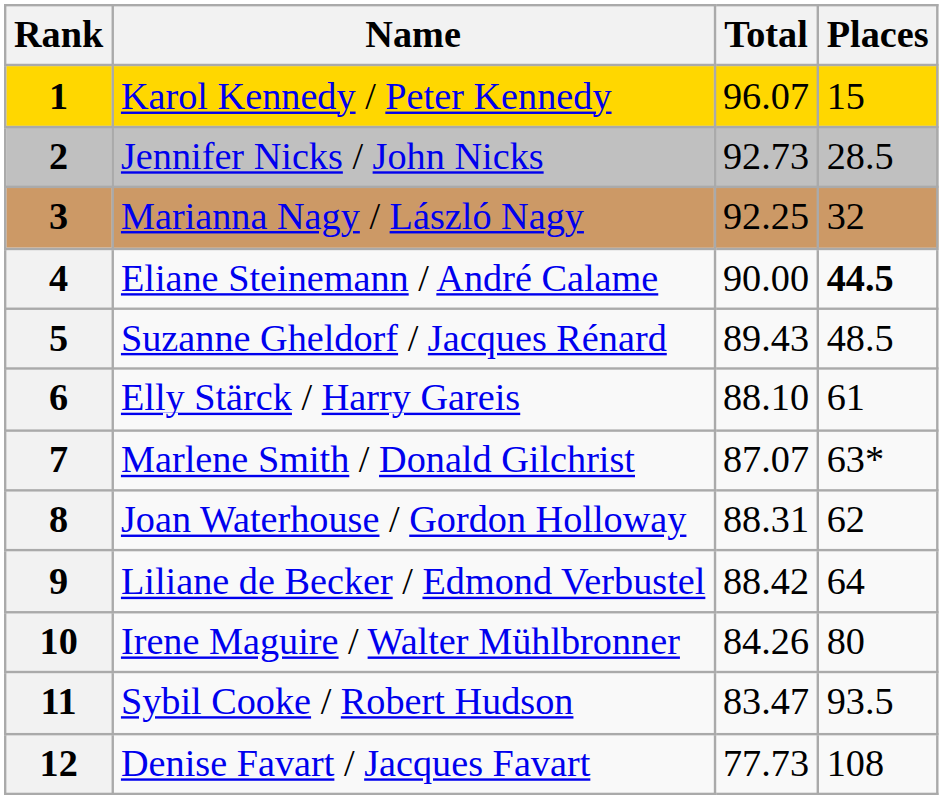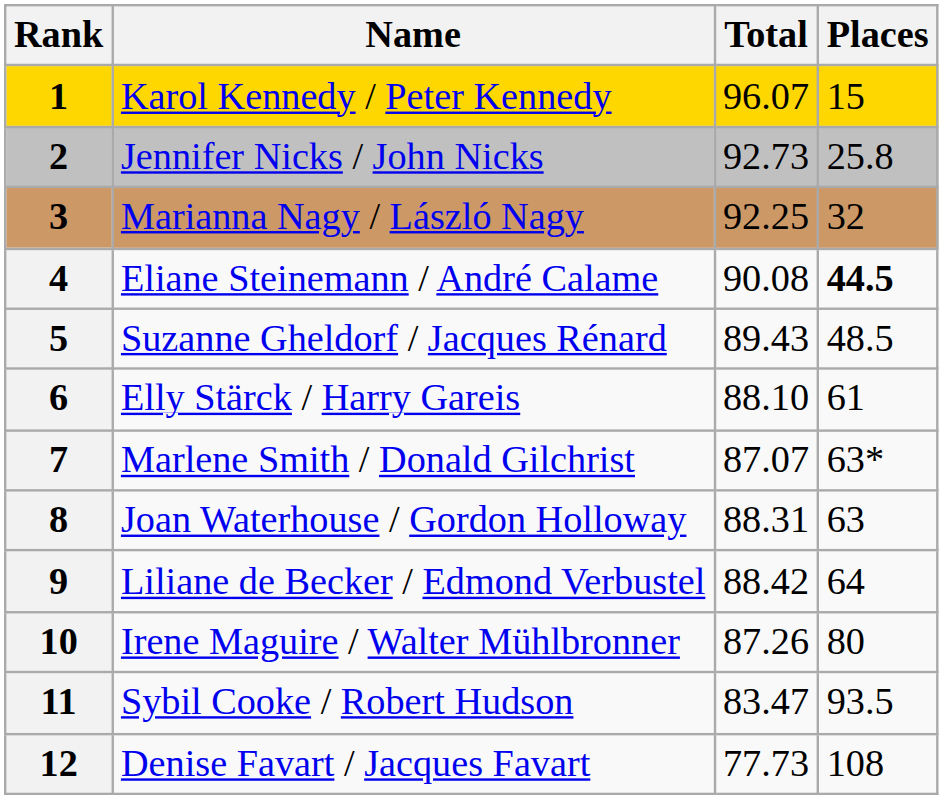(860, 156) 28.5 -> (860, 156) 25.8
(766, 277) 90.00 -> (766, 277) 90.08
(846, 519) 62 -> (846, 519) 63
(766, 641) 84.26 -> (766, 641) 87.26
